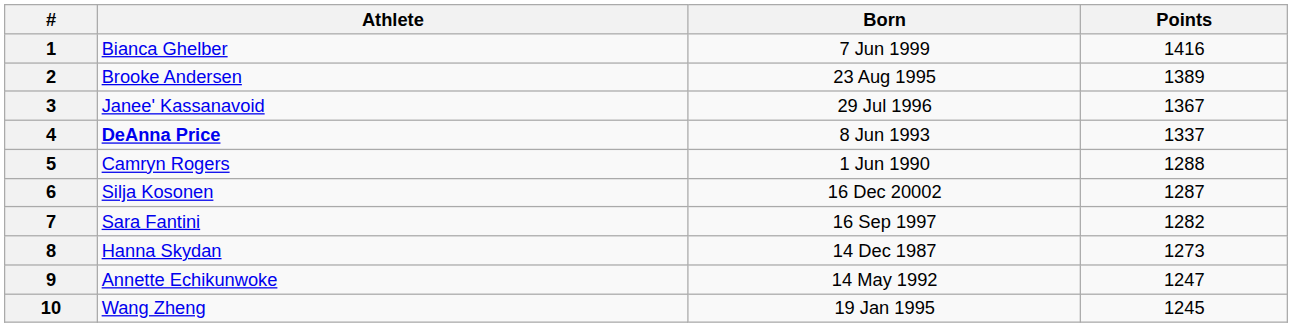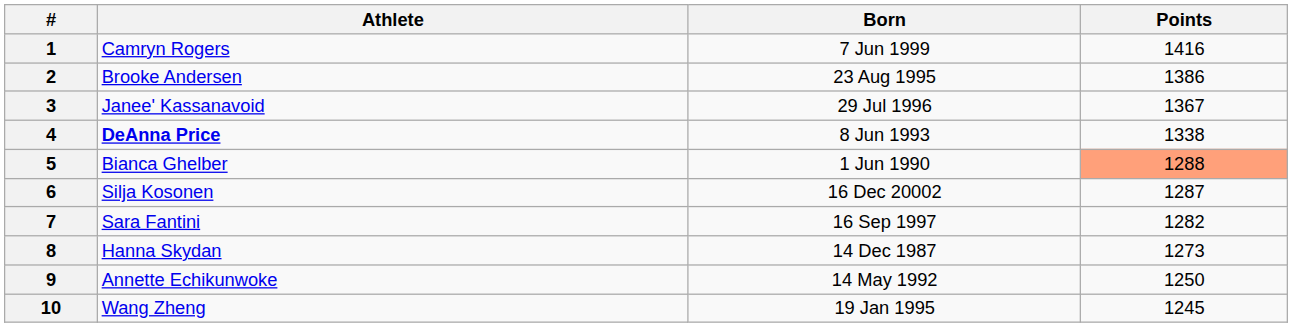(165, 48) Bianca Ghelber -> (166, 48) Camryn Rogers
(1184, 77) 1389 -> (1184, 77) 1386
(1184, 135) 1337 -> (1184, 135) 1338
(166, 164) Camryn Rogers -> (165, 164) Bianca Ghelber
(1184, 164) no background -> (1184, 164) lightsalmon background
(1184, 280) 1247 -> (1184, 280) 1250
